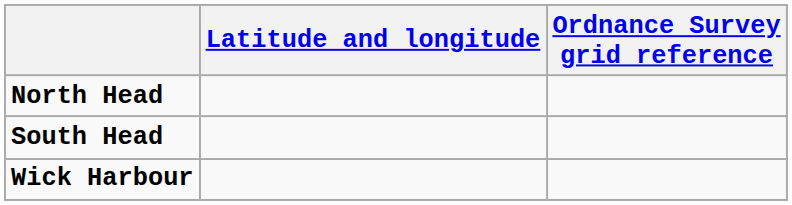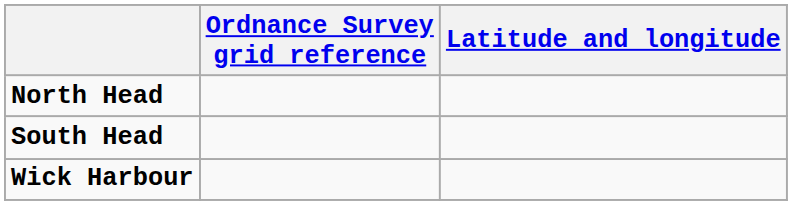columns swapped: (373, 40) <-> (667, 40)
